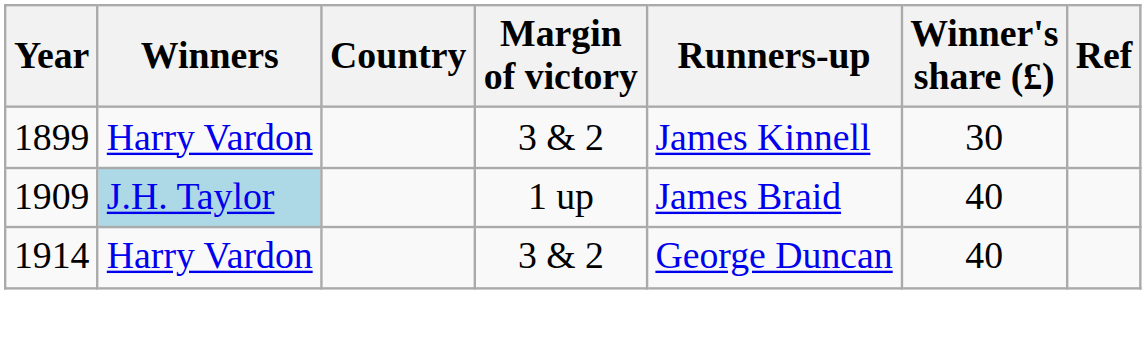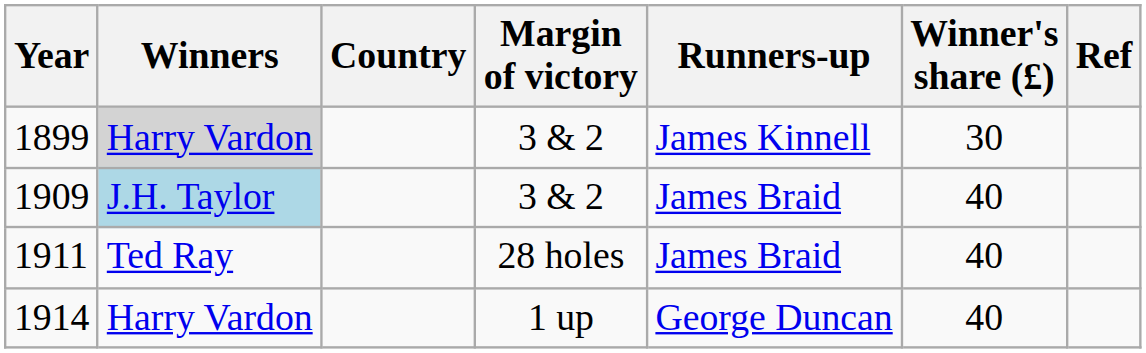(210, 136) no background -> (210, 136) lightgrey background
(561, 196) 1 up -> (561, 196) 3 & 2
+ row: (51, 256)
(561, 256) 3 & 2 -> (561, 316) 1 up
